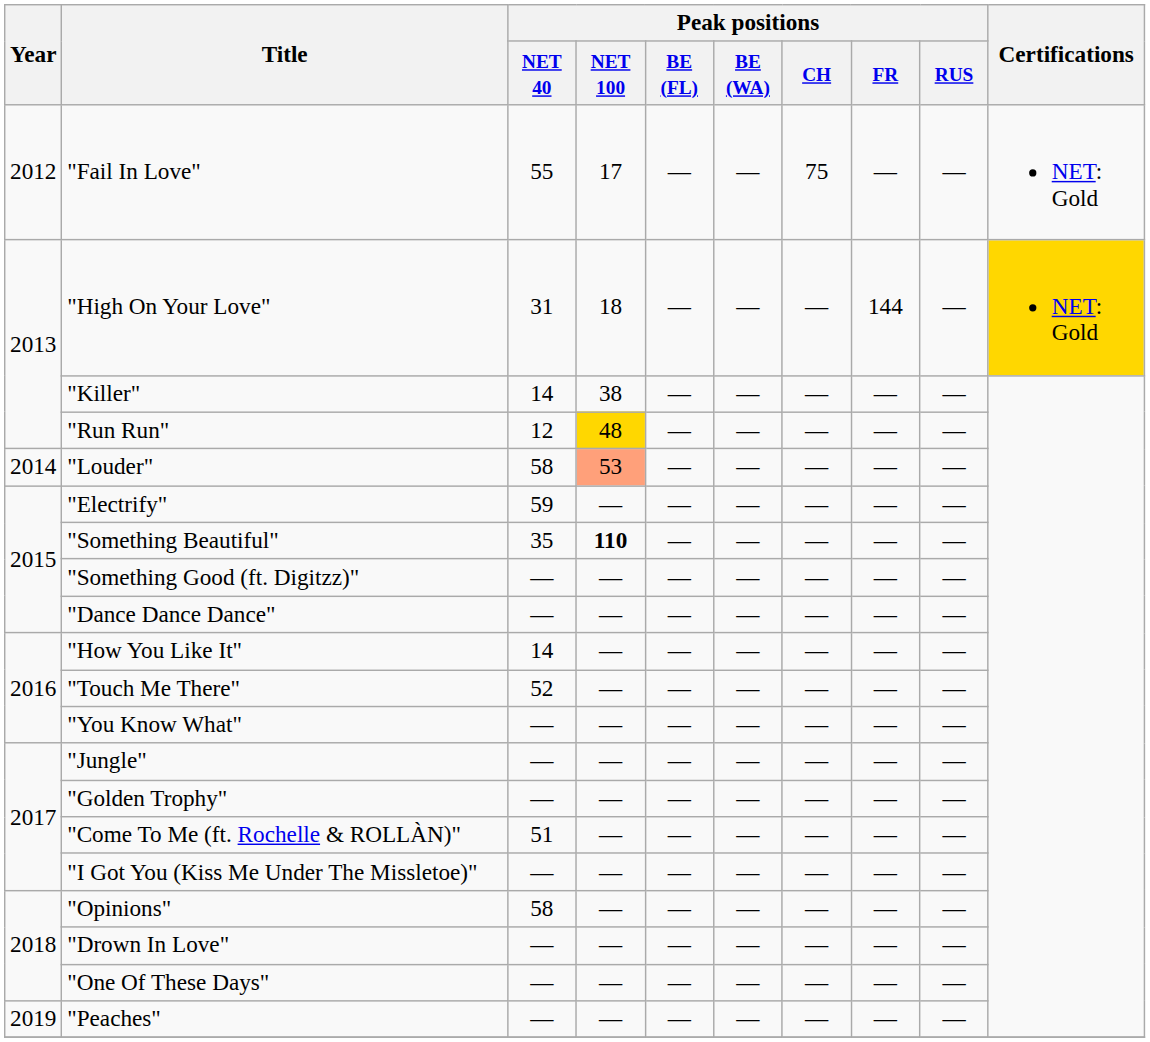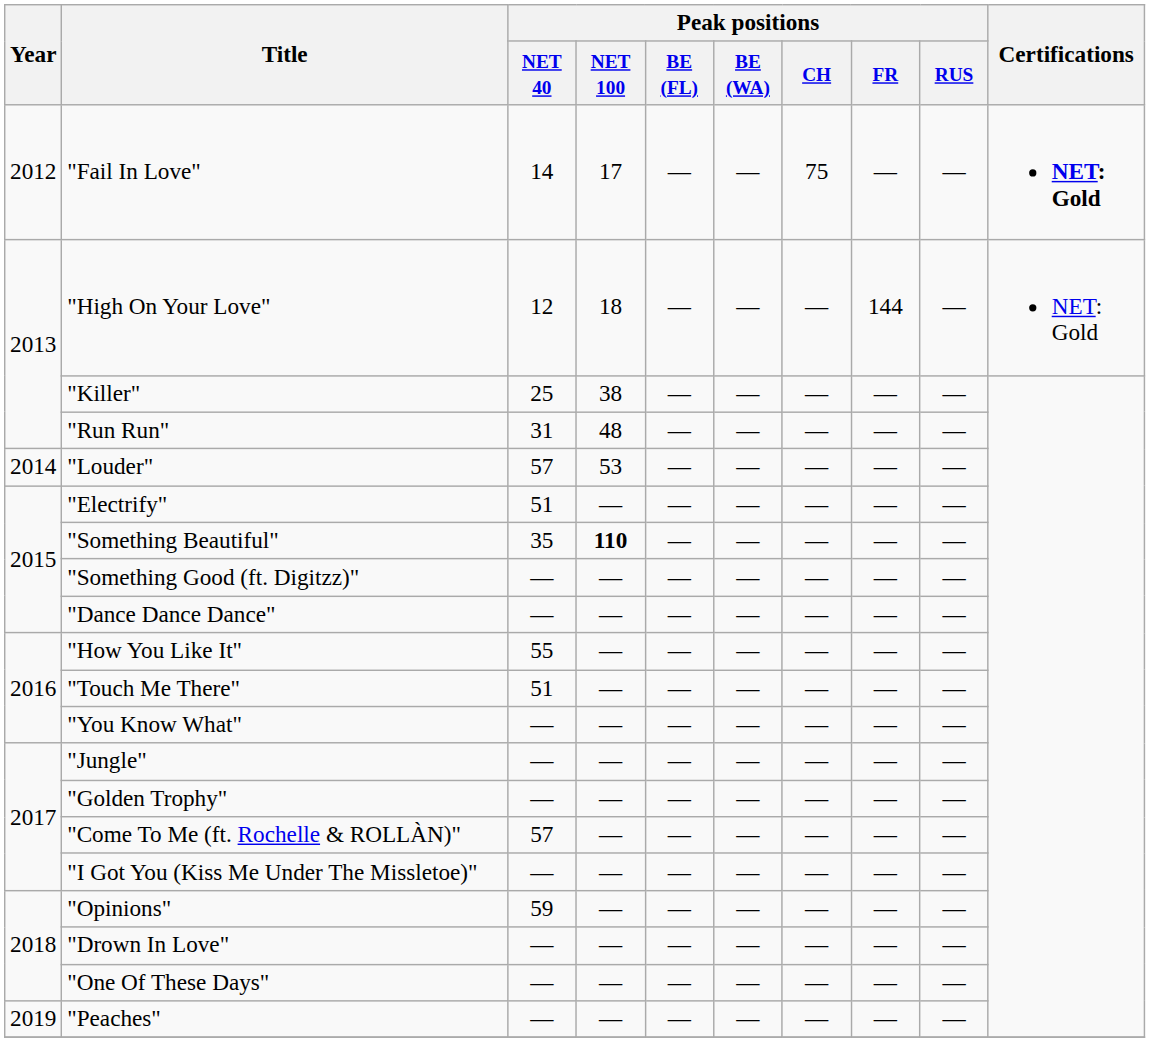(542, 171) 55 -> (542, 171) 14
(1066, 185) normal -> (1066, 185) bold
(542, 307) 31 -> (542, 307) 12
(1066, 321) gold background -> (1066, 321) no background
(542, 393) 14 -> (542, 393) 25
(542, 430) 12 -> (542, 430) 31
(611, 430) gold background -> (611, 430) no background
(542, 466) 58 -> (542, 466) 57
(611, 466) lightsalmon background -> (611, 466) no background
(542, 503) 59 -> (542, 503) 51
(542, 650) 14 -> (542, 650) 55
(542, 687) 52 -> (542, 687) 51
(542, 834) 51 -> (542, 834) 57
(542, 908) 58 -> (542, 908) 59
